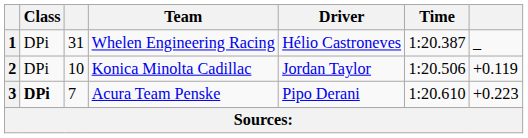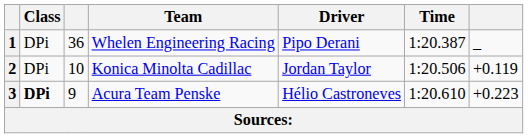(76, 42) 31 -> (76, 42) 36
(342, 42) Hélio Castroneves -> (321, 42) Pipo Derani
(72, 94) 7 -> (72, 94) 9
(321, 94) Pipo Derani -> (342, 94) Hélio Castroneves
